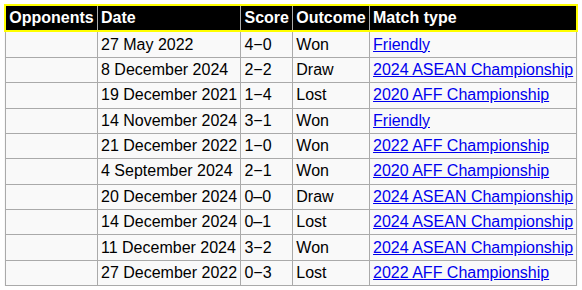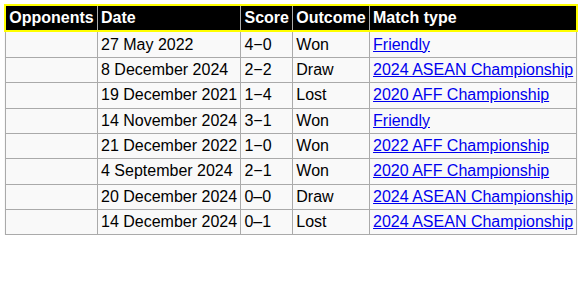- row: (168, 247)
- row: (169, 272)
